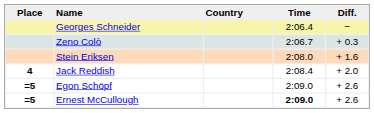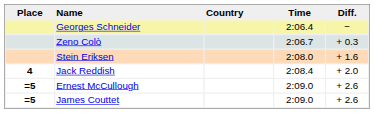- row: (84, 85)
(299, 100) bold -> (300, 85) normal
+ row: (88, 100)
